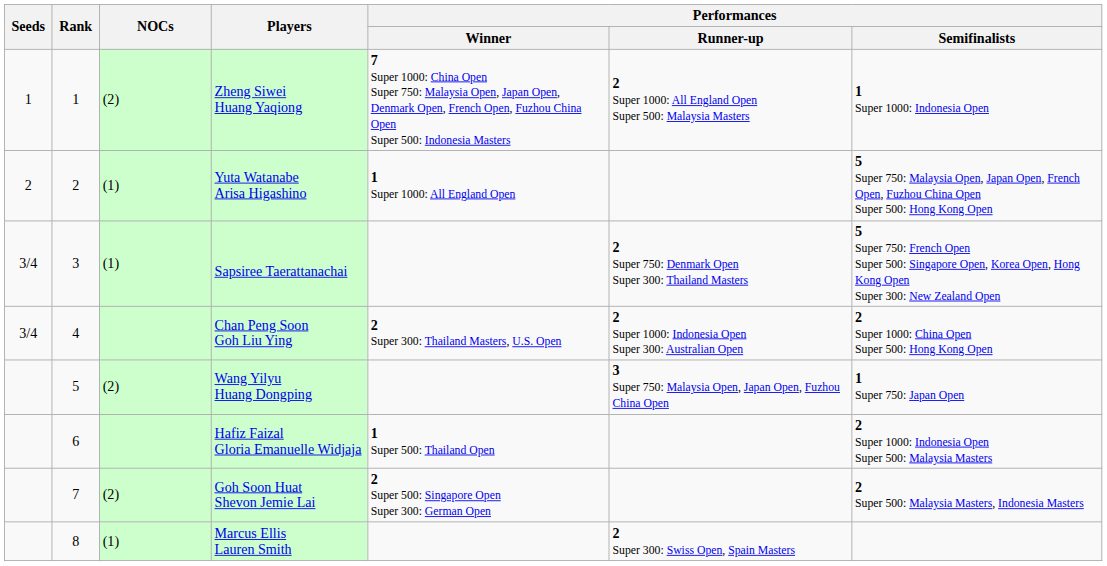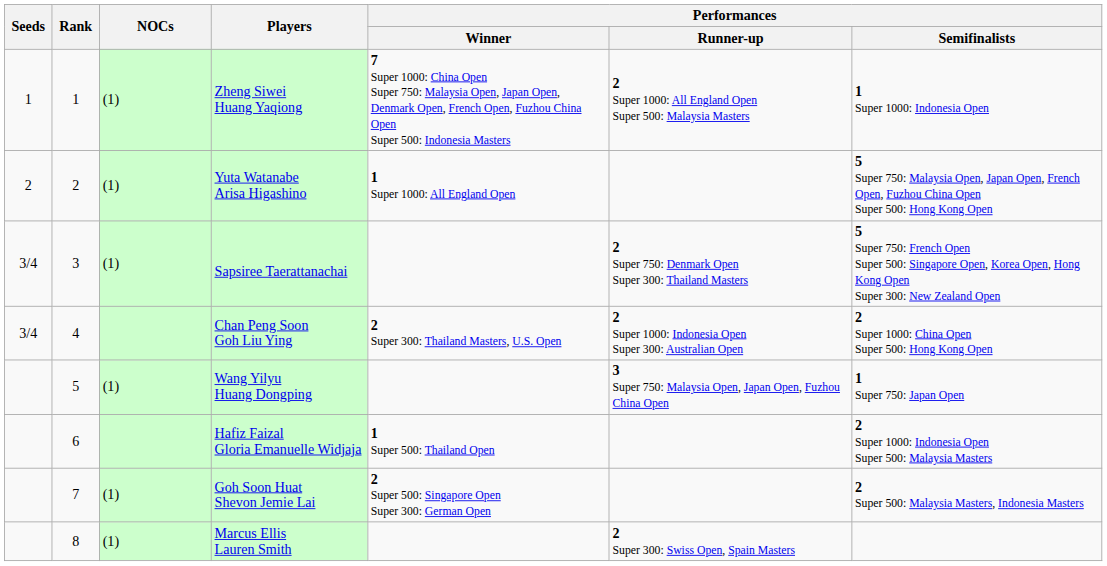(111, 99) (2) -> (111, 99) (1)
(111, 387) (2) -> (111, 387) (1)
(111, 495) (2) -> (111, 495) (1)
